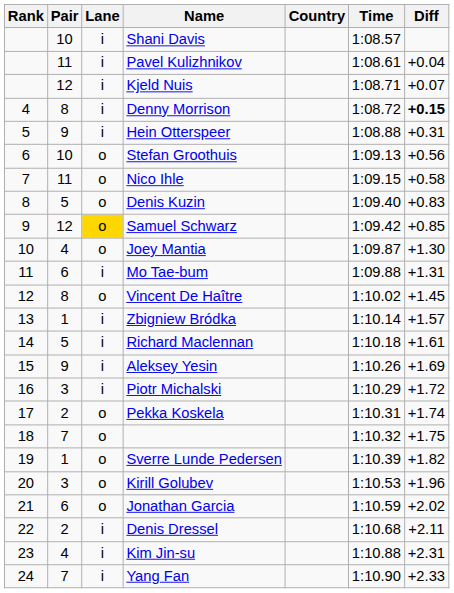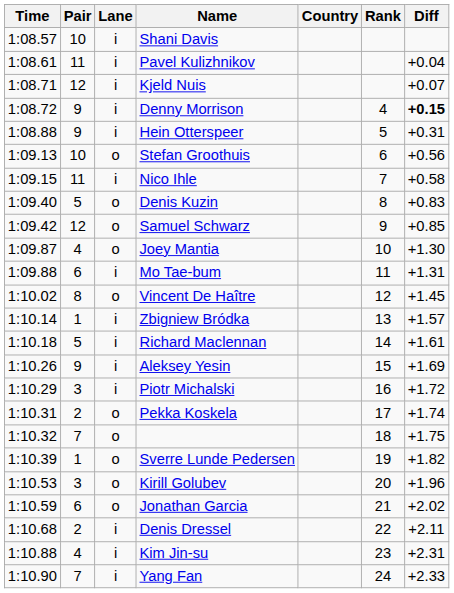columns swapped: (26, 16) <-> (376, 16)
(65, 109) 8 -> (78, 109) 9
(102, 179) o -> (116, 179) i
(102, 226) gold background -> (116, 226) no background
